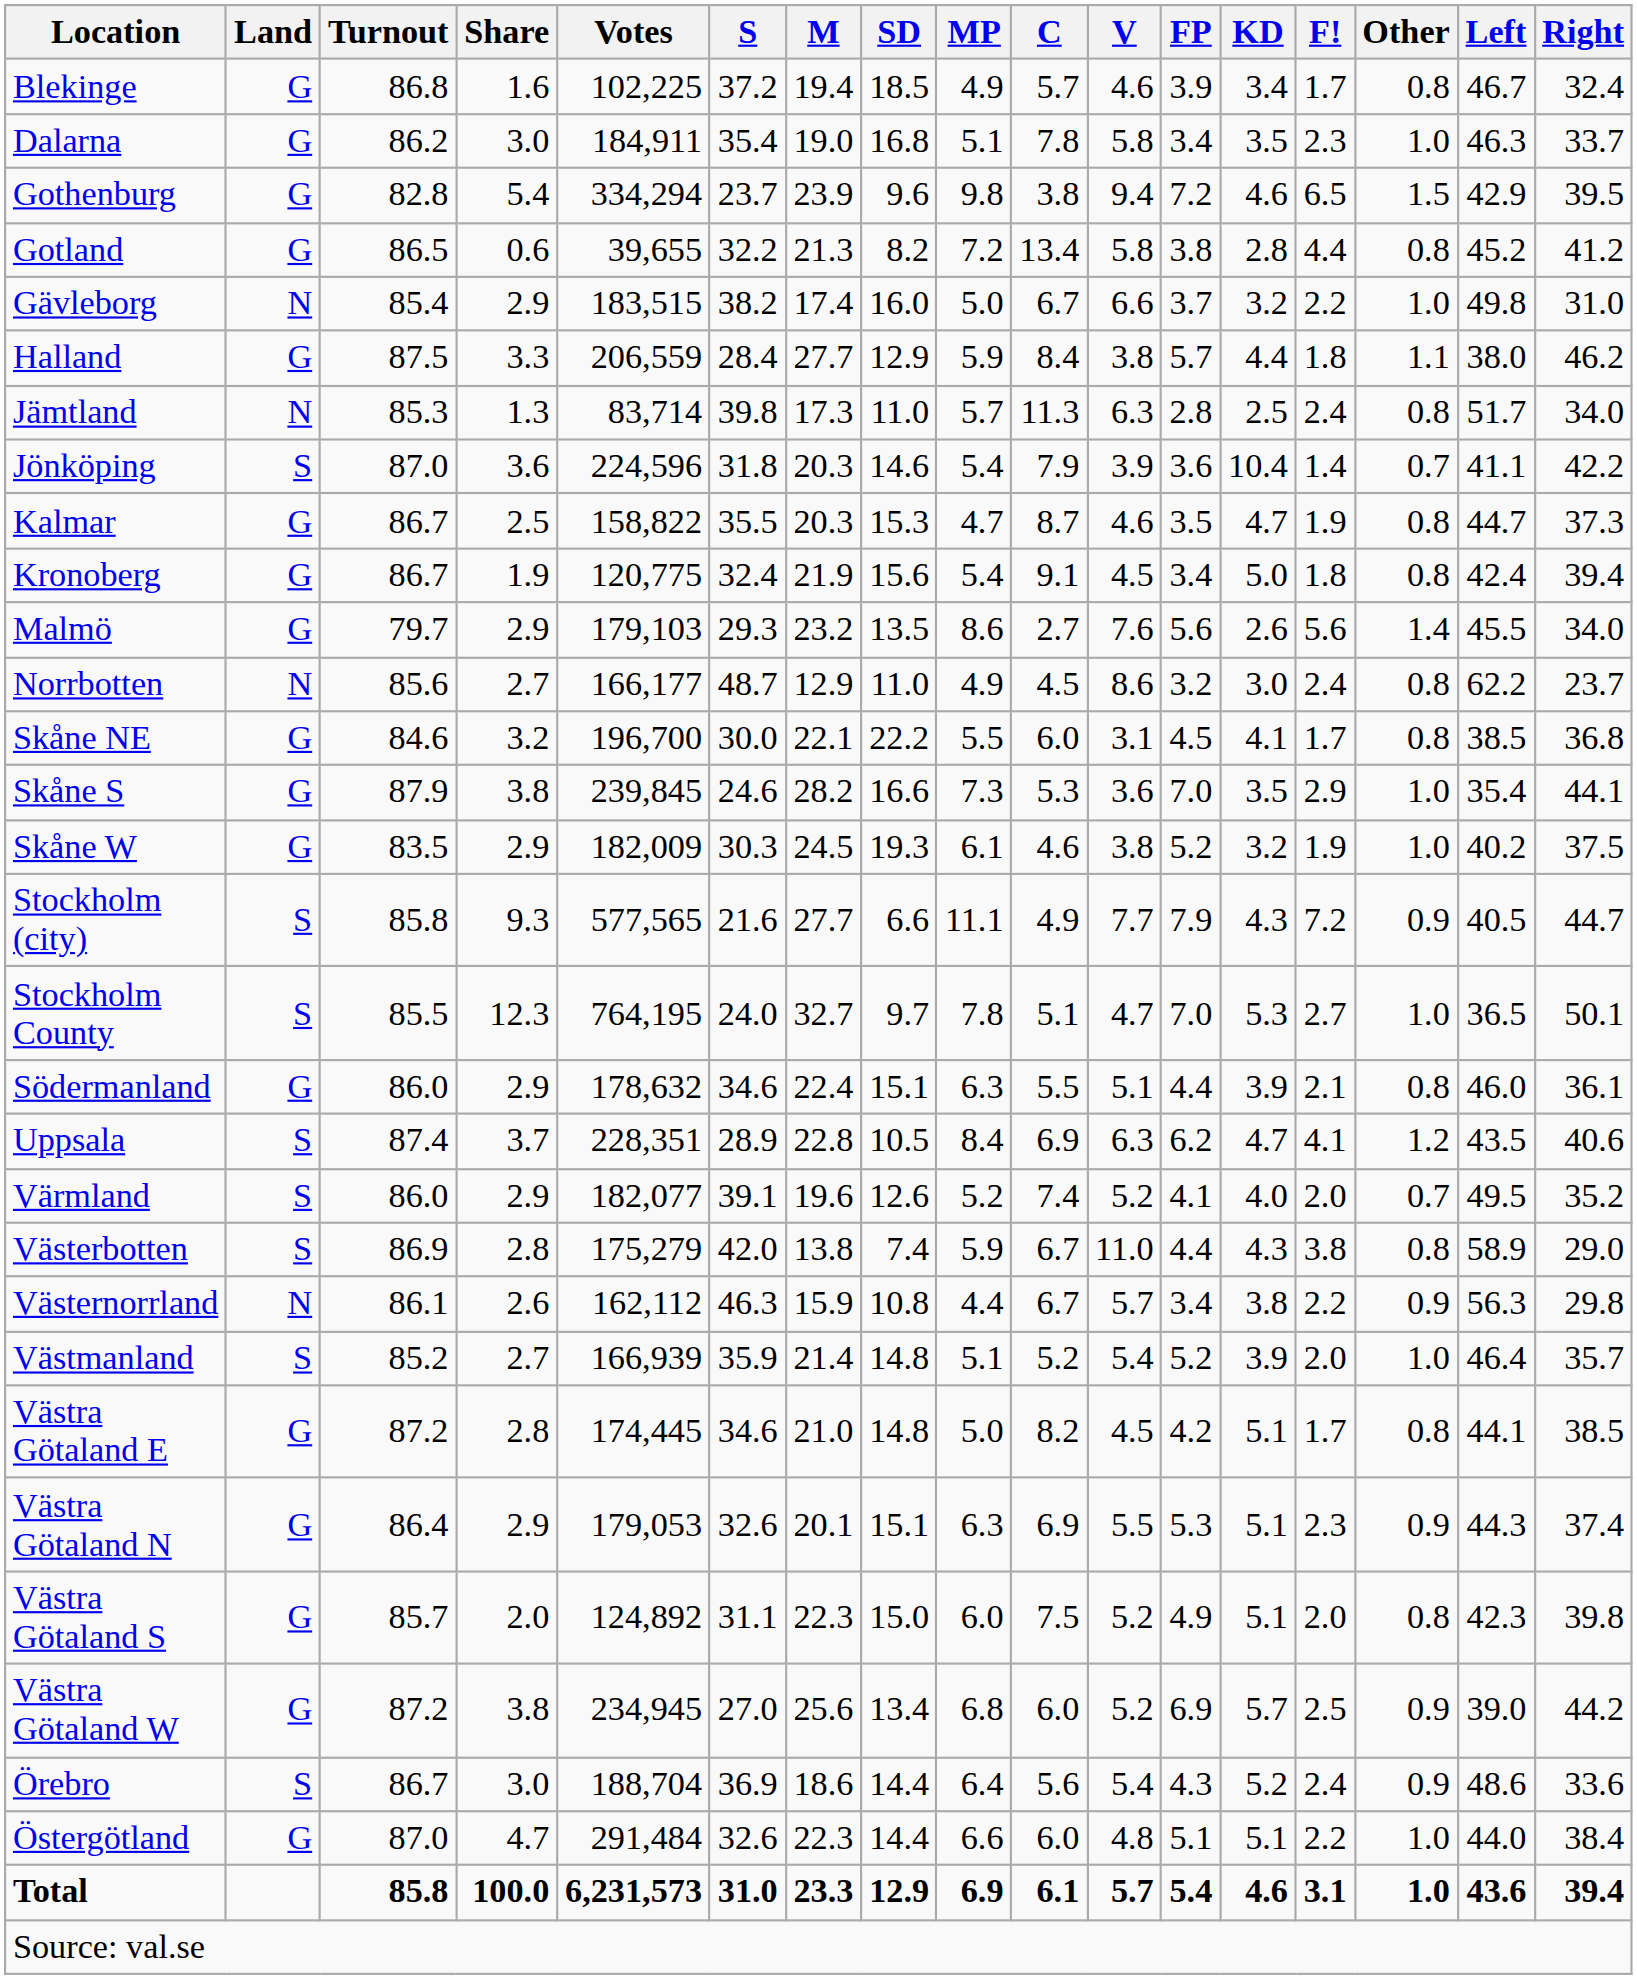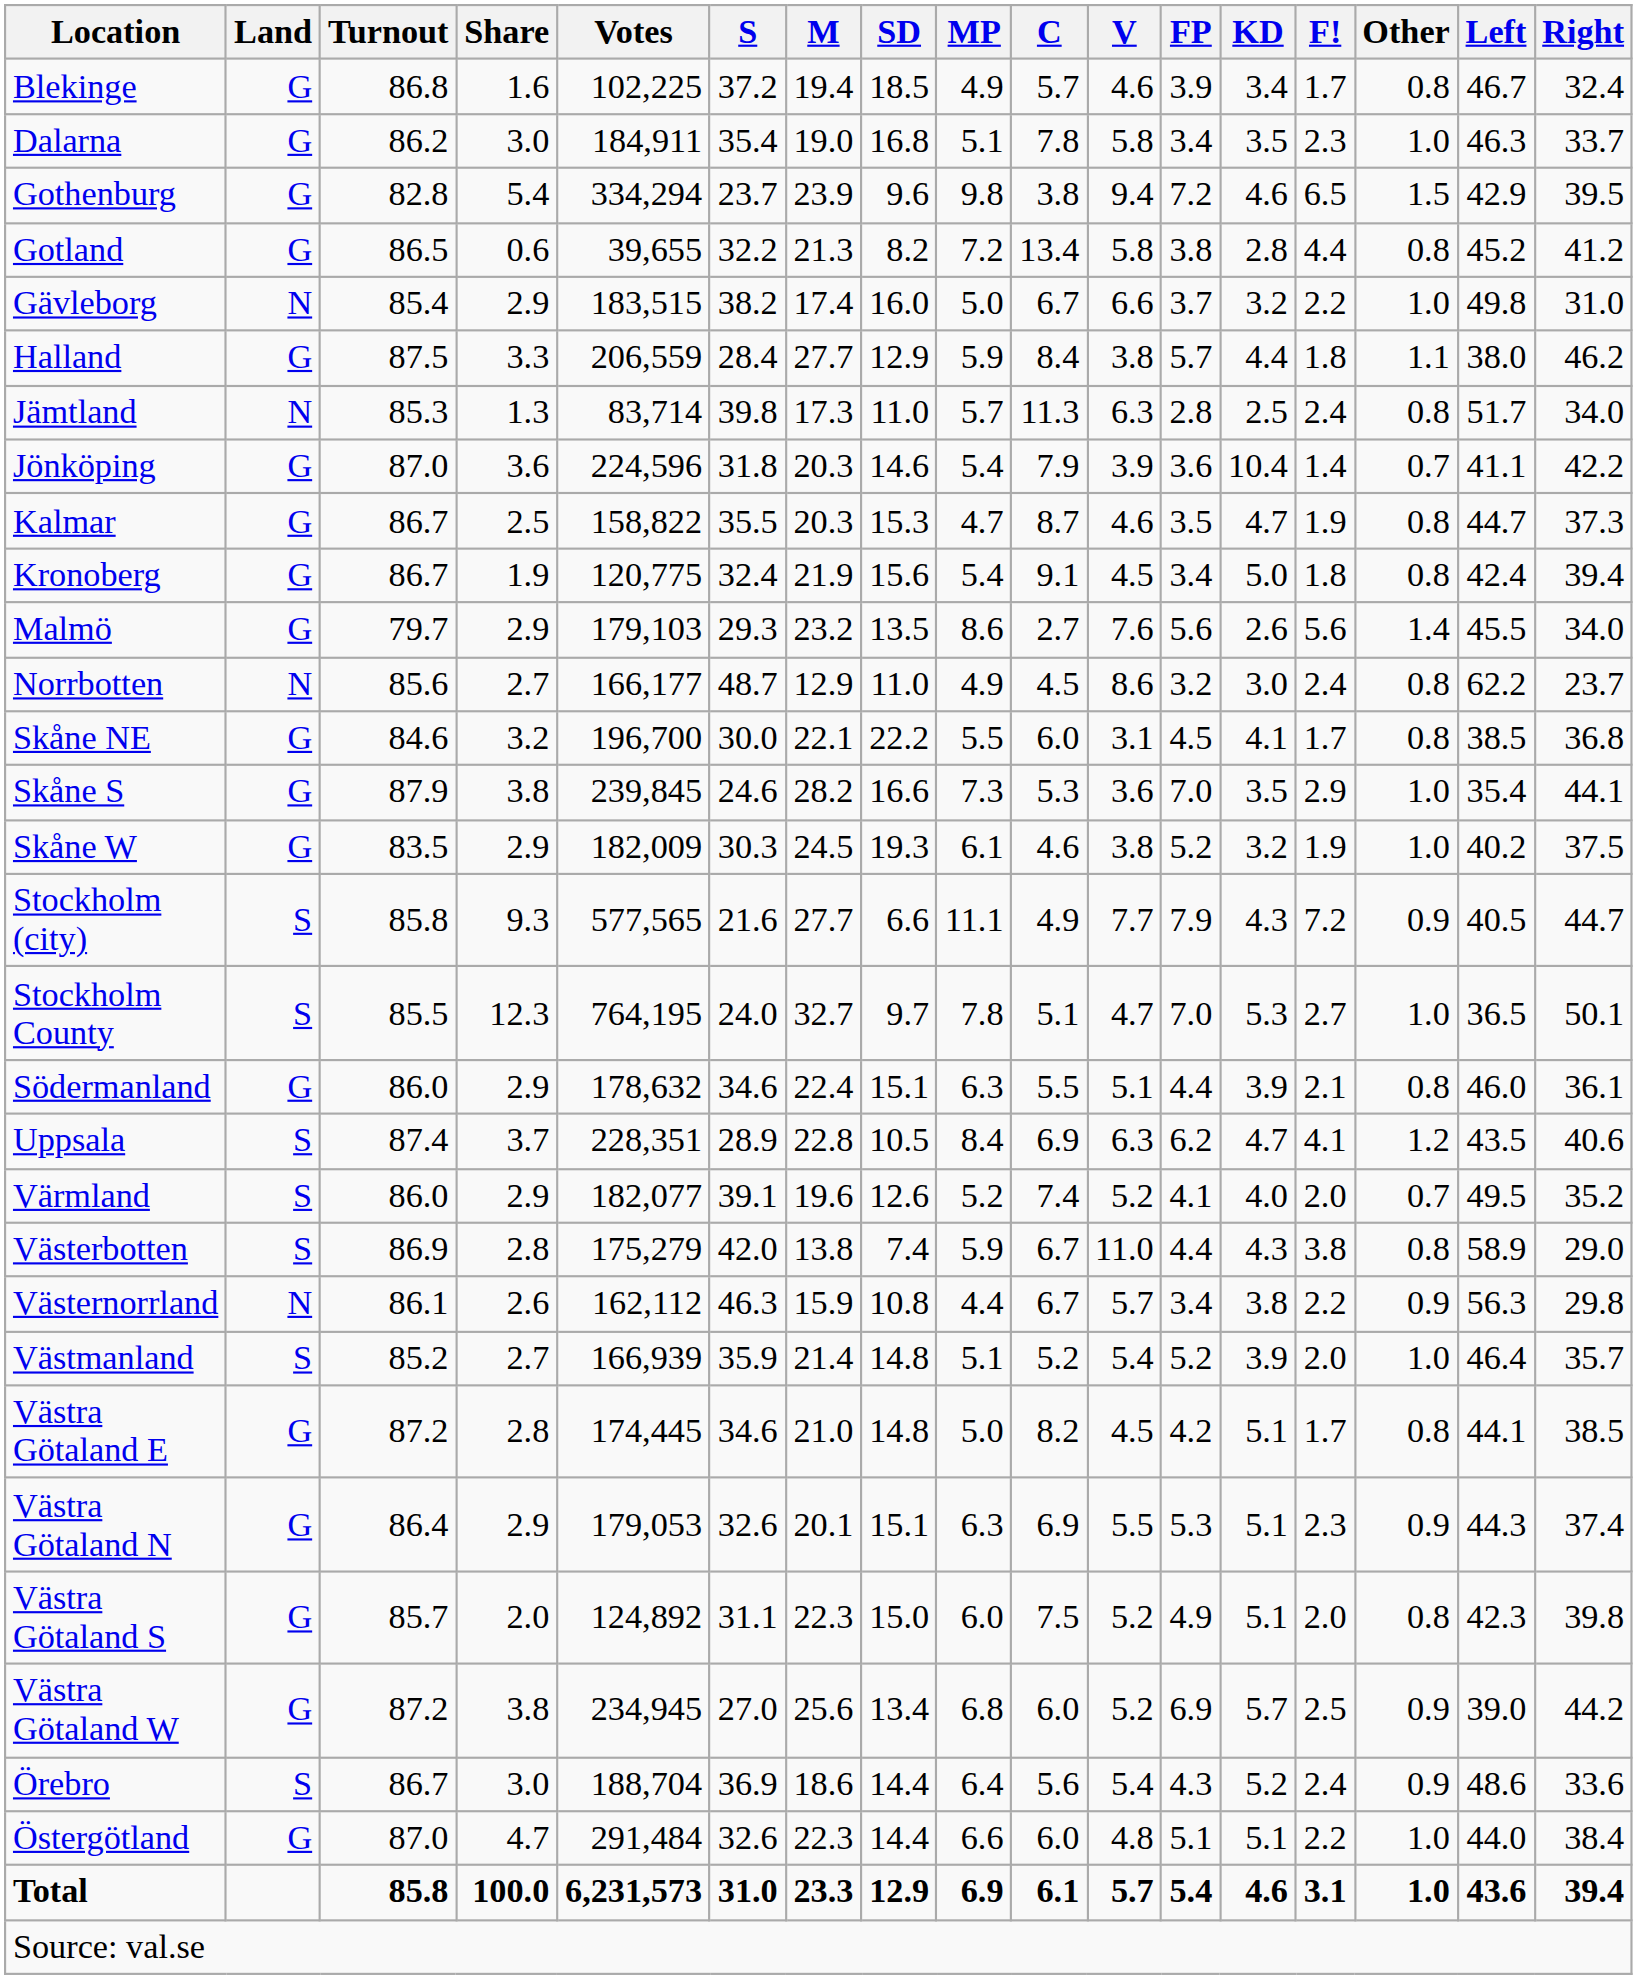(303, 466) S -> (300, 466) G
